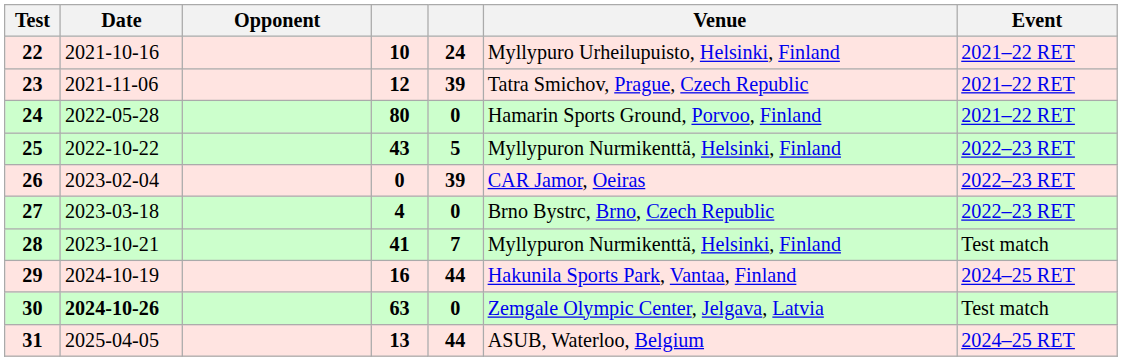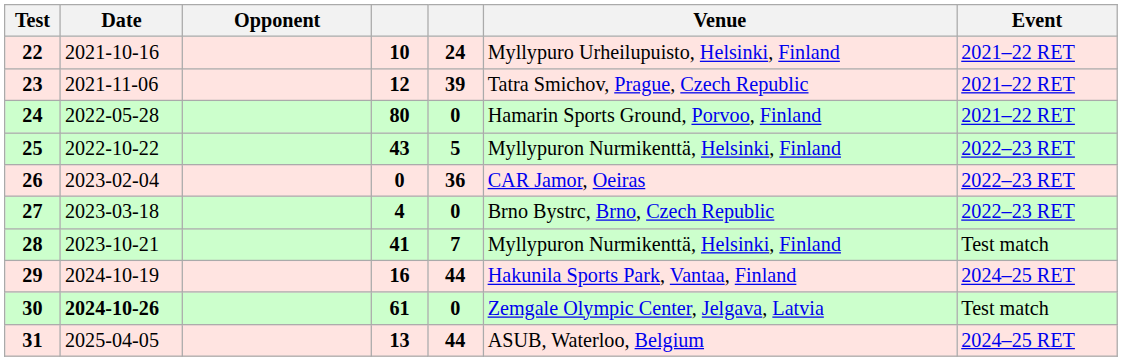(455, 180) 39 -> (455, 180) 36
(400, 308) 63 -> (400, 308) 61
